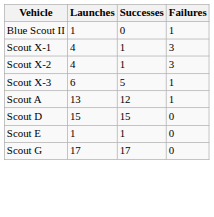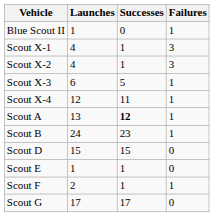+ row: (29, 99)
(125, 99) normal -> (125, 116) bold
+ row: (24, 133)
+ row: (24, 185)
